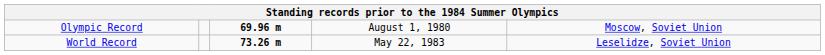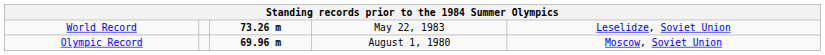rows swapped: (102, 43) <-> (102, 28)
